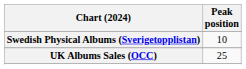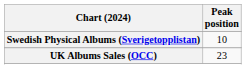(222, 55) 25 -> (222, 55) 23
